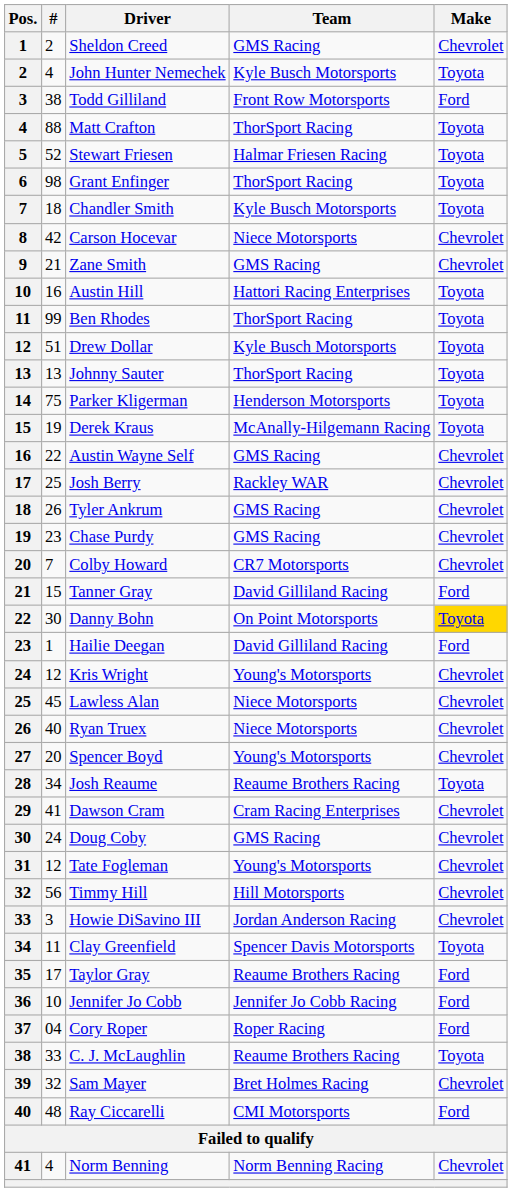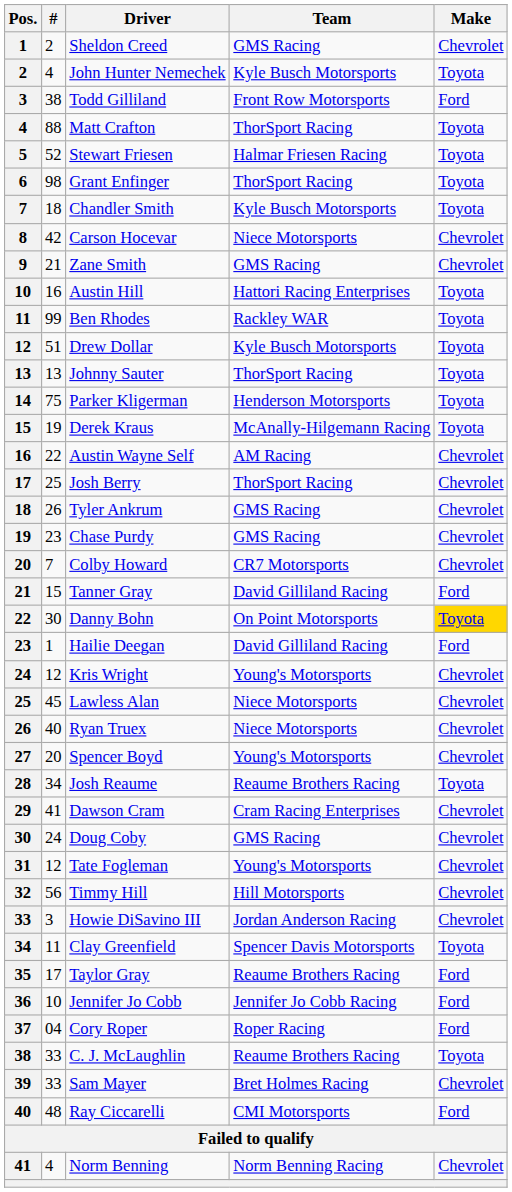(293, 318) ThorSport Racing -> (281, 318) Rackley WAR
(277, 455) GMS Racing -> (272, 455) AM Racing
(281, 482) Rackley WAR -> (293, 482) ThorSport Racing
(53, 1083) 32 -> (53, 1083) 33
